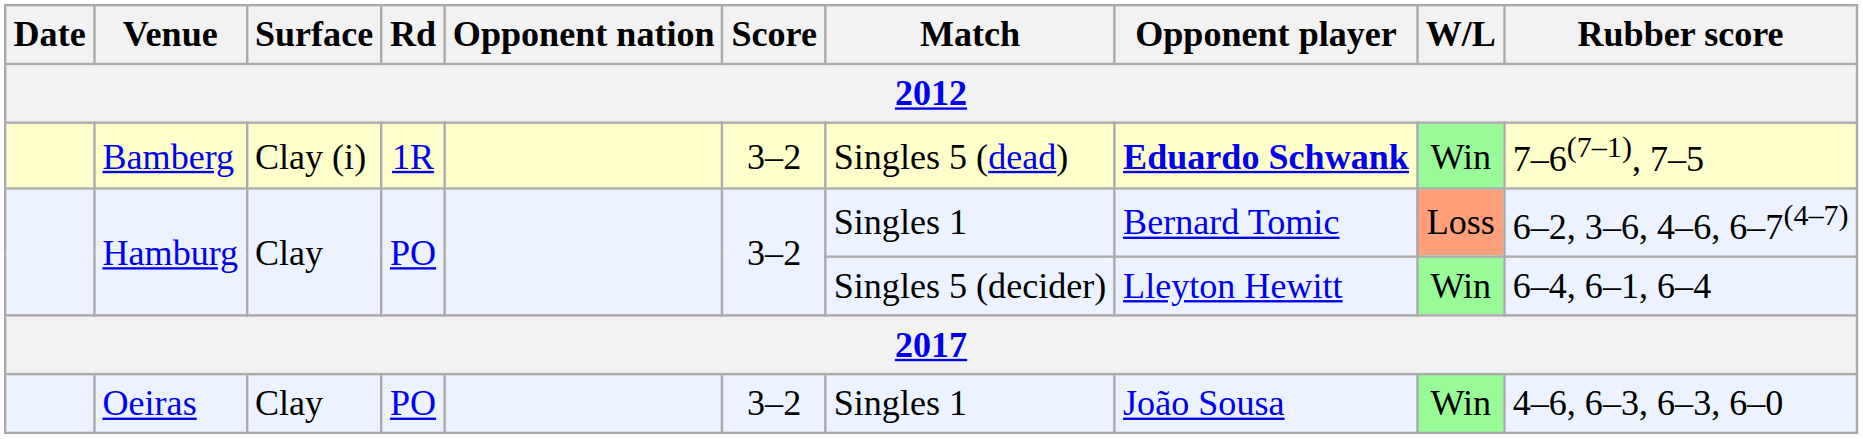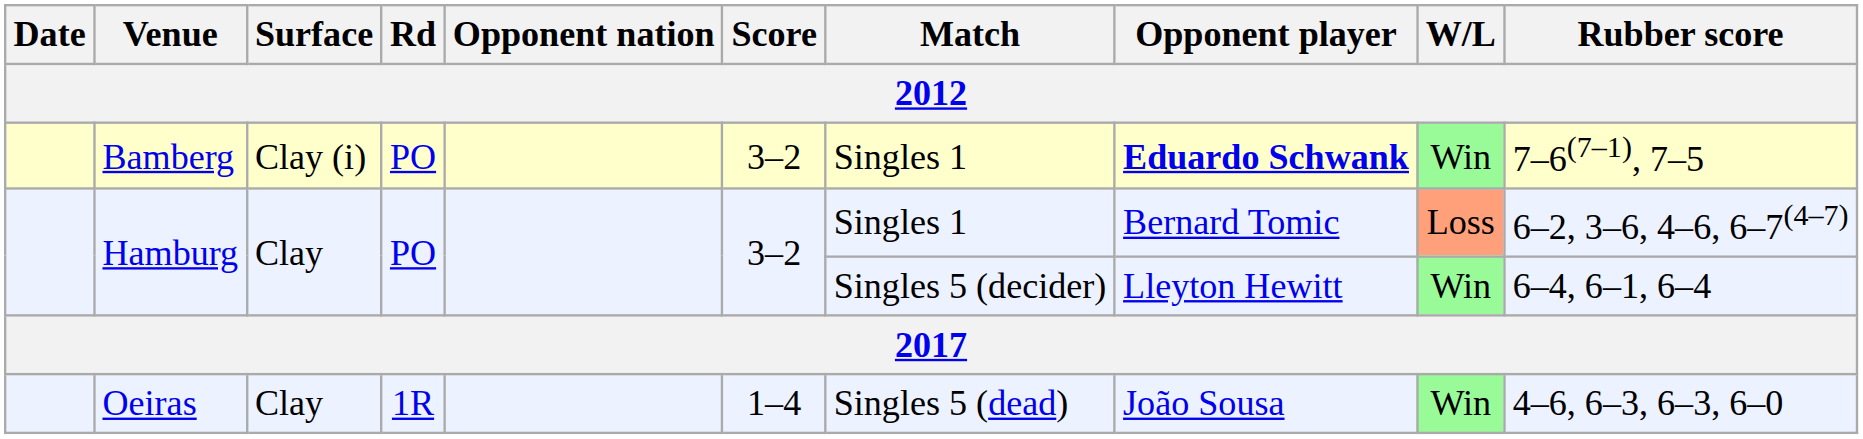(413, 156) 1R -> (413, 156) PO
(951, 156) Singles 5 (dead) -> (900, 156) Singles 1
(413, 403) PO -> (413, 403) 1R
(774, 403) 3–2 -> (774, 403) 1–4
(900, 403) Singles 1 -> (951, 403) Singles 5 (dead)
